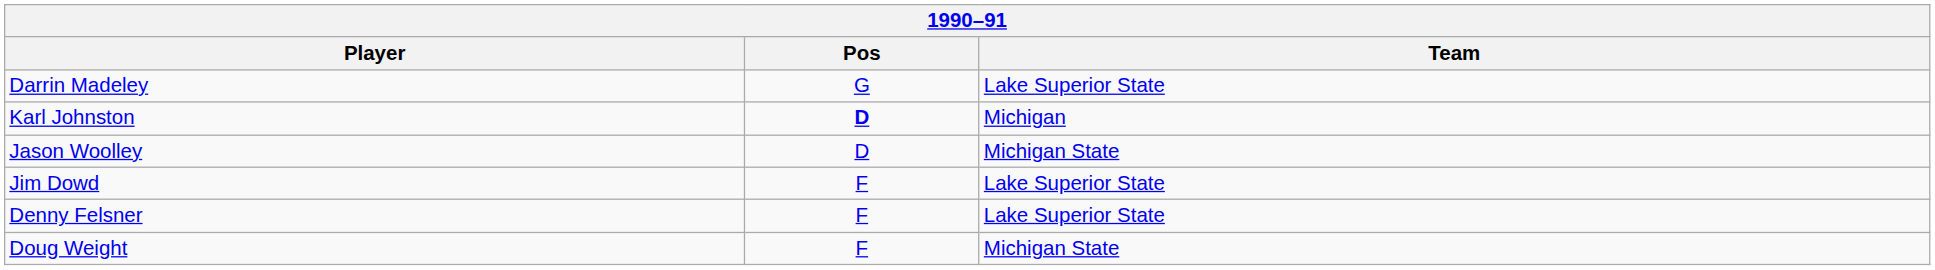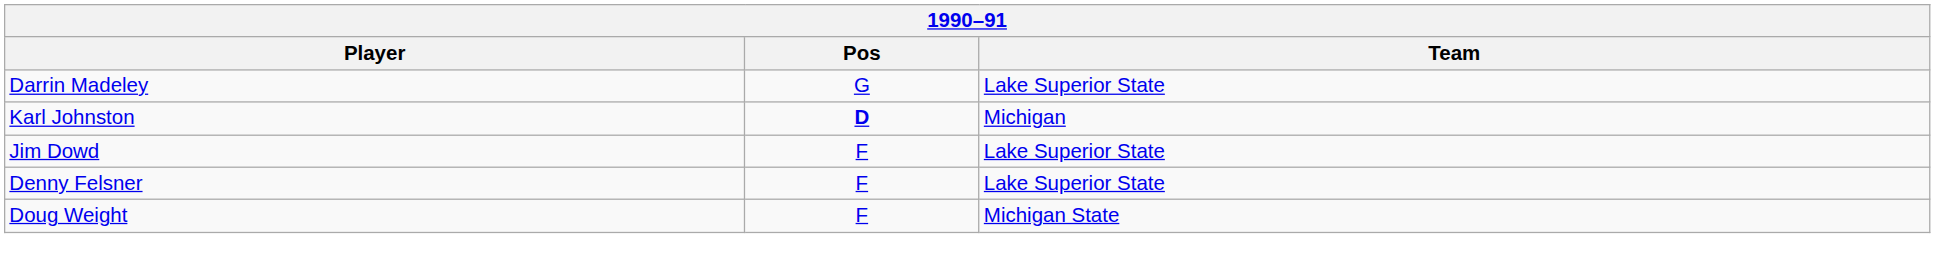- row: (76, 150)
